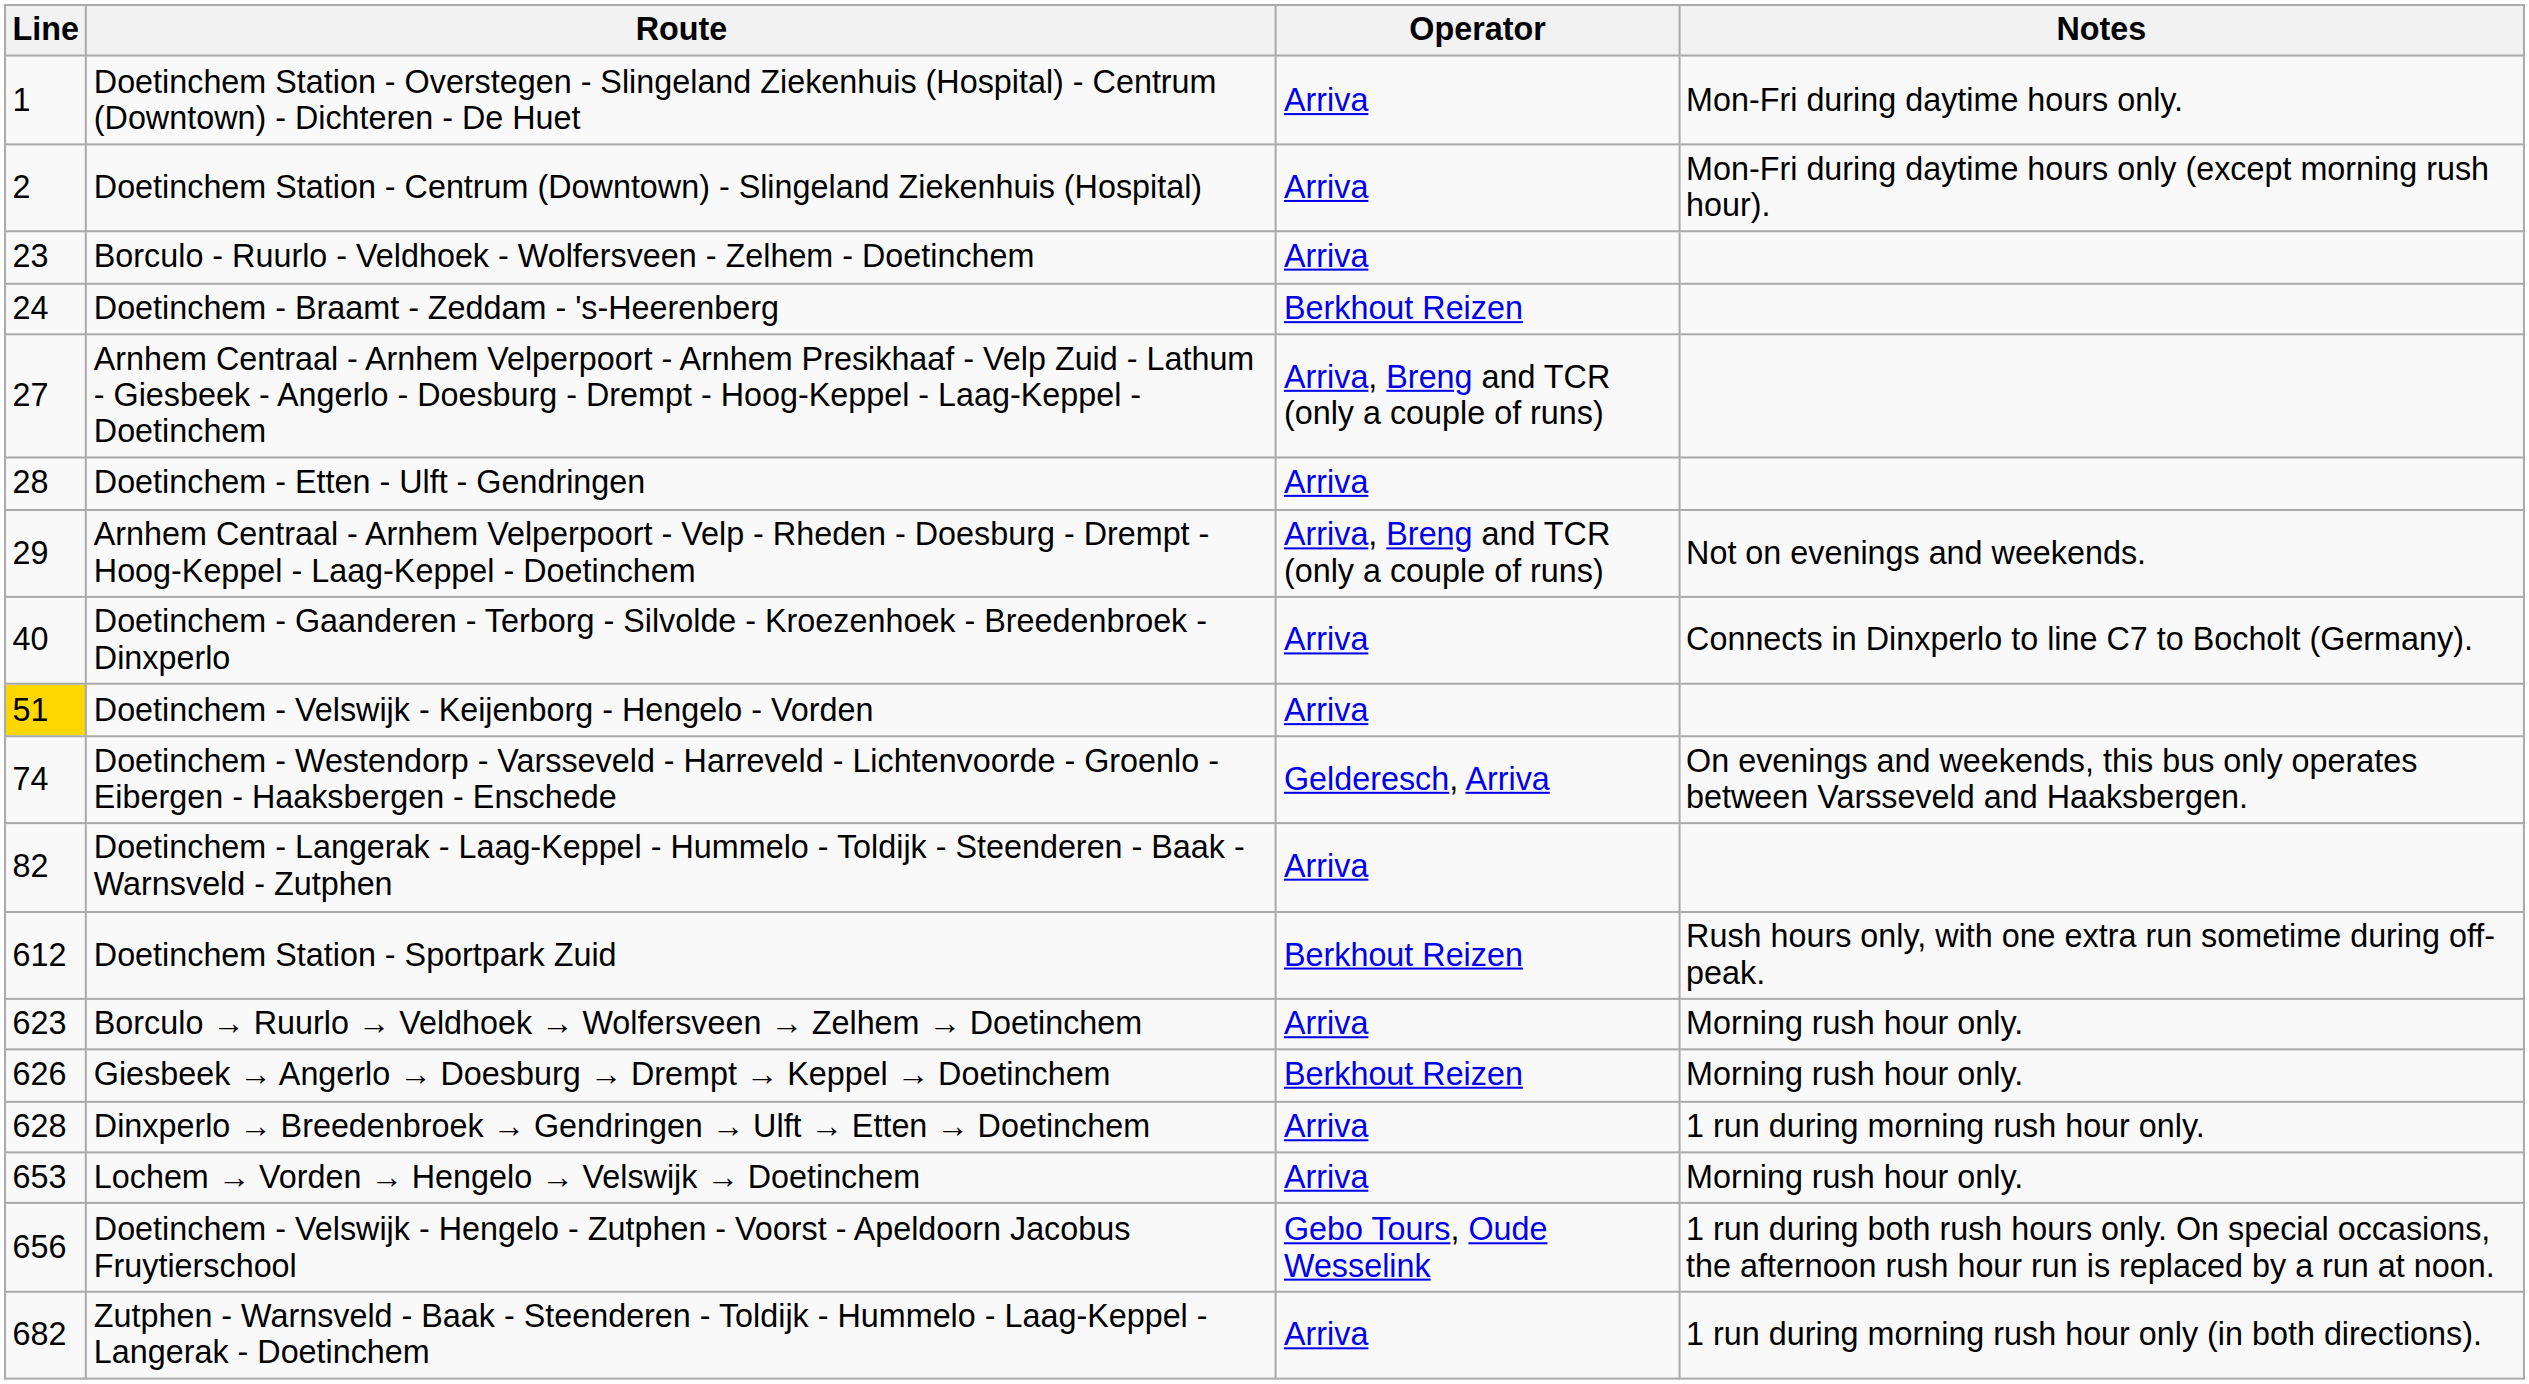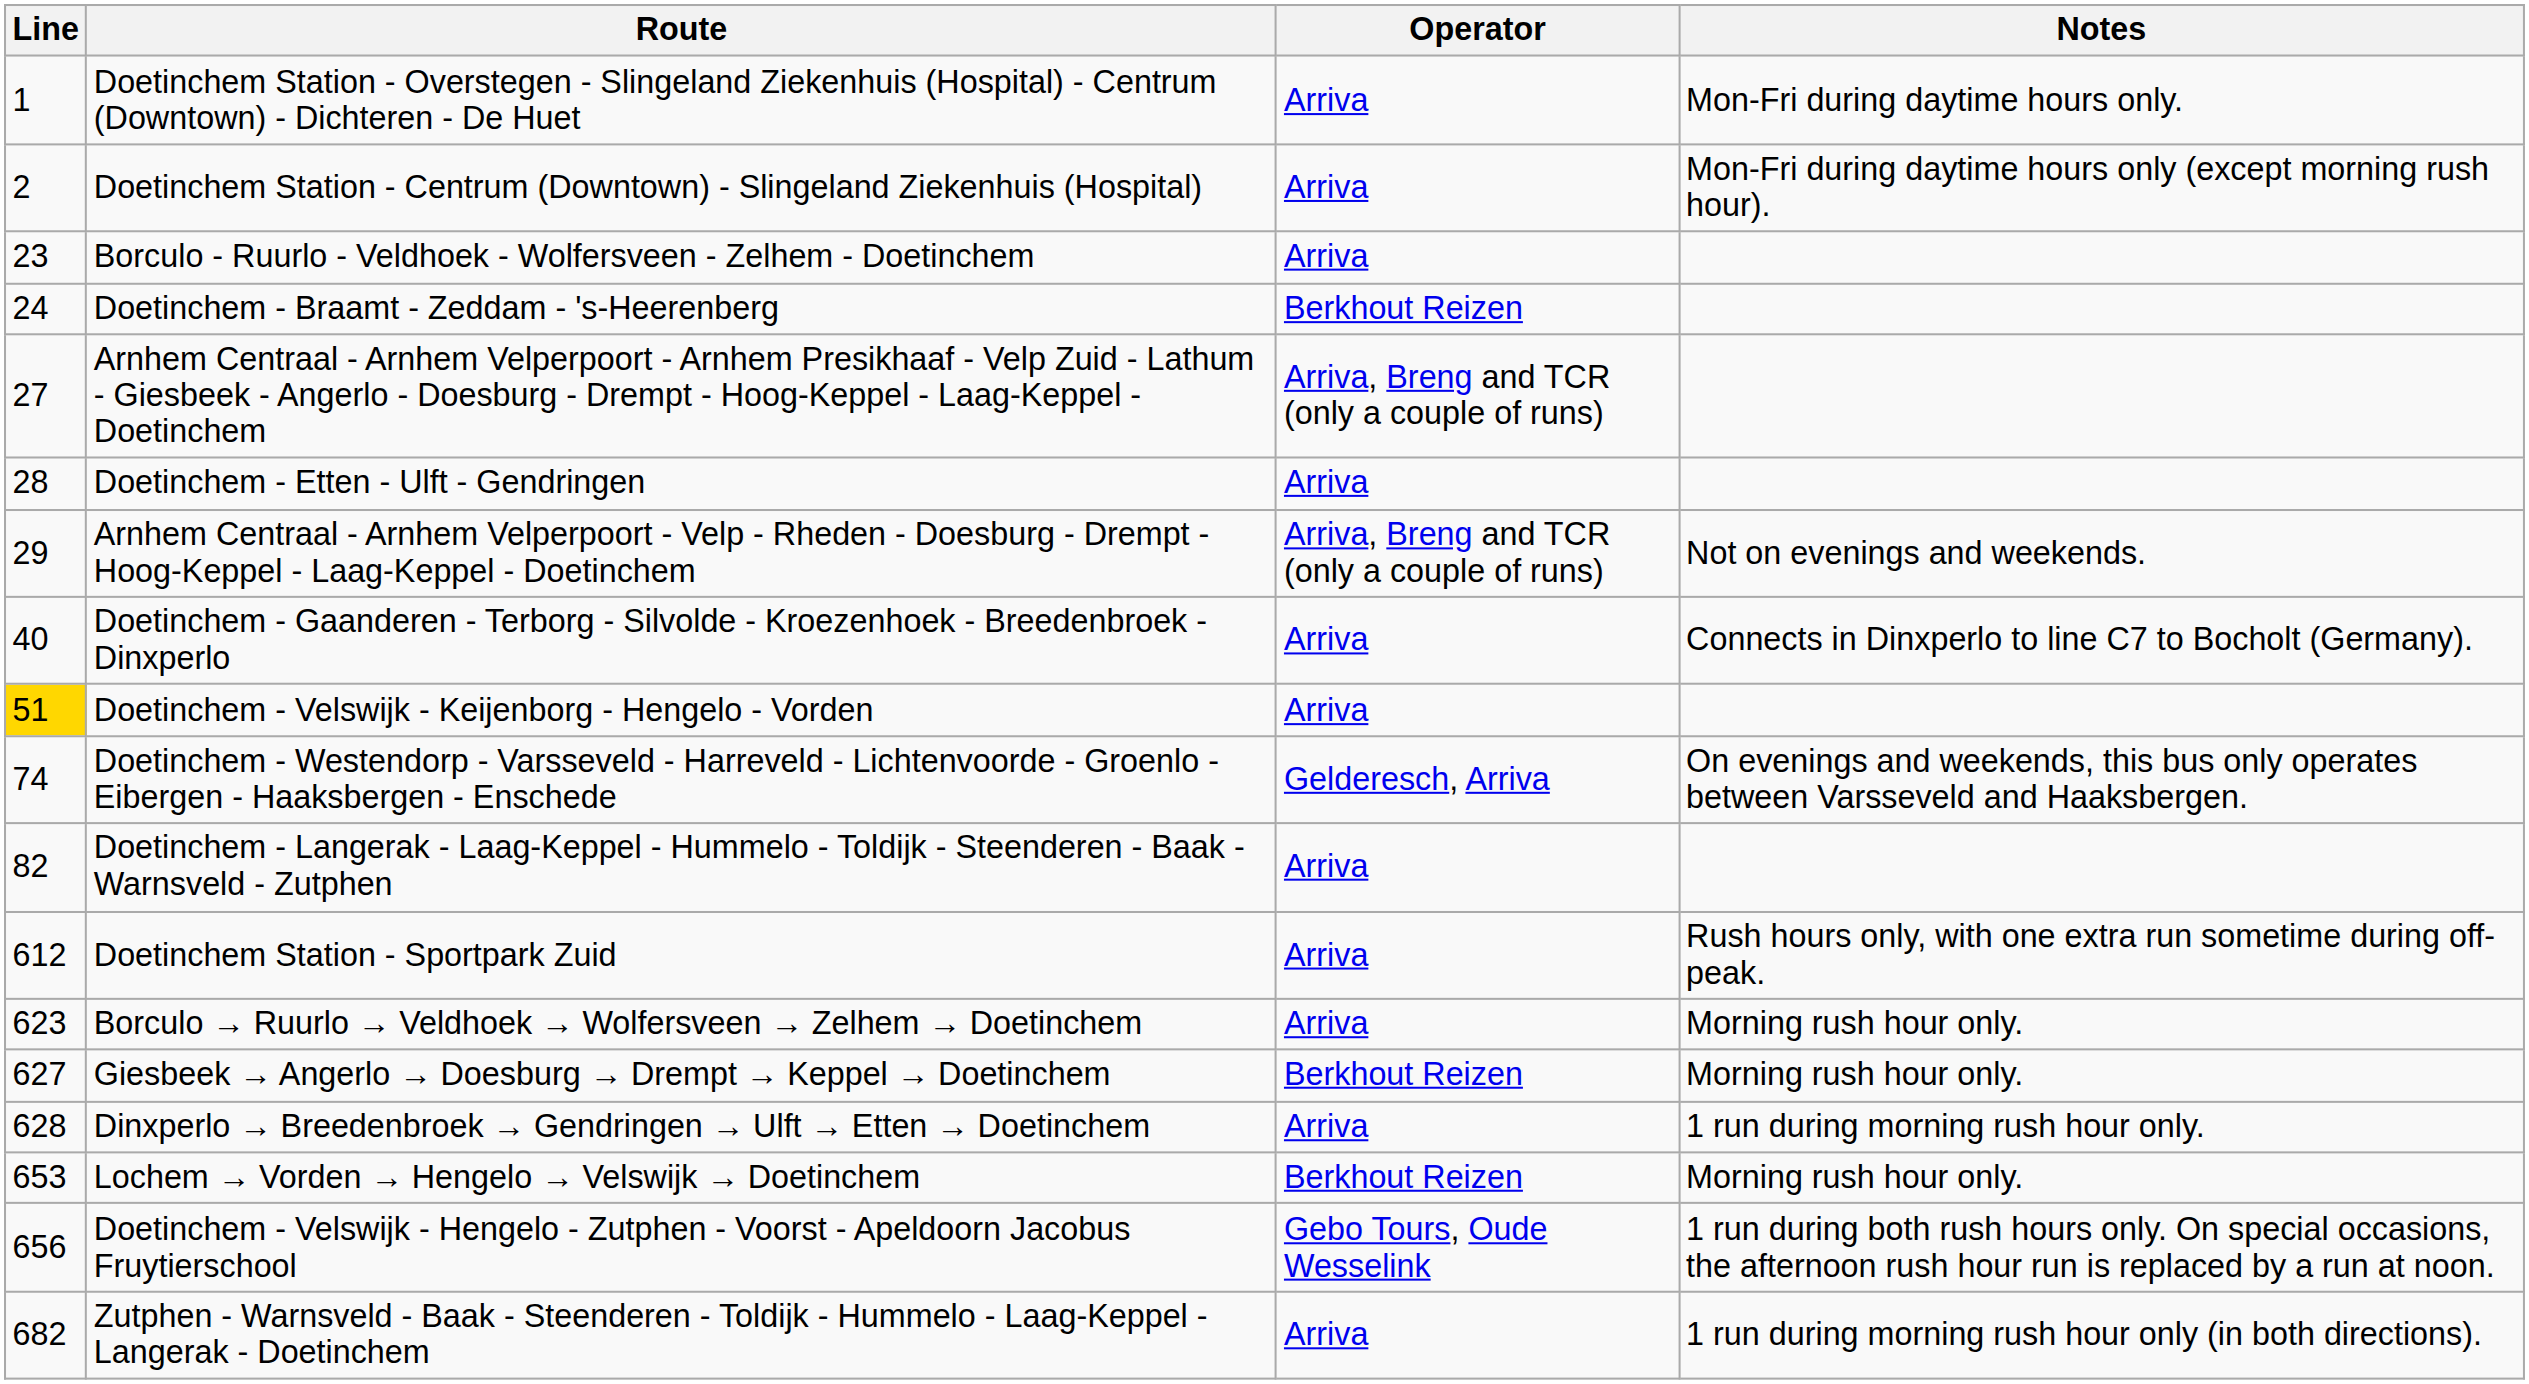(1403, 954) Berkhout Reizen -> (1326, 954) Arriva
(39, 1074) 626 -> (39, 1074) 627
(1326, 1177) Arriva -> (1403, 1177) Berkhout Reizen
